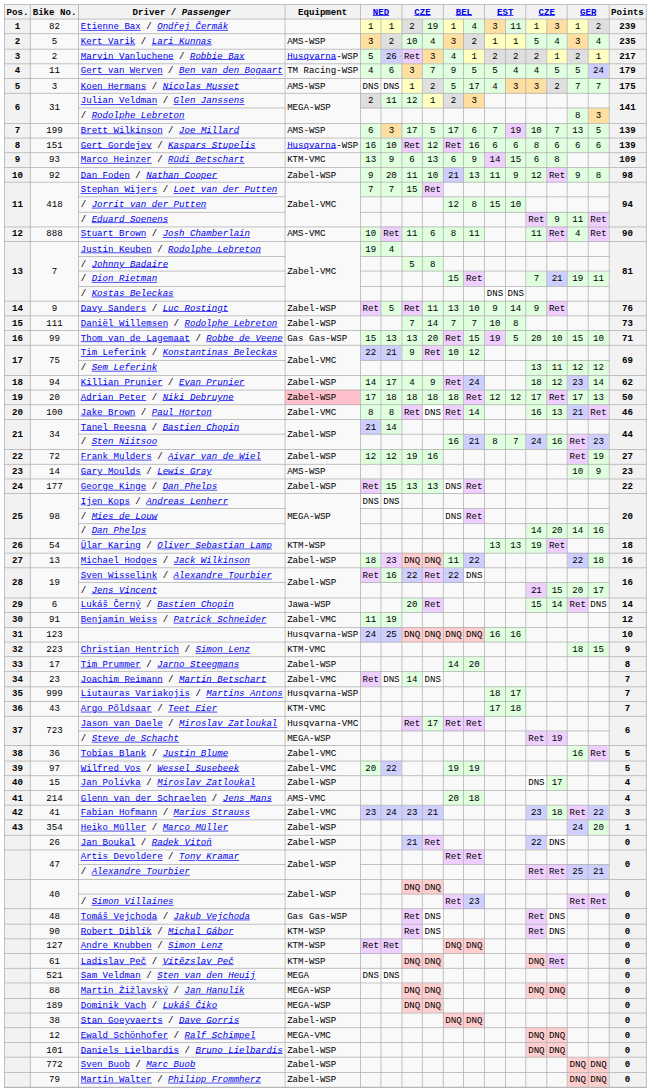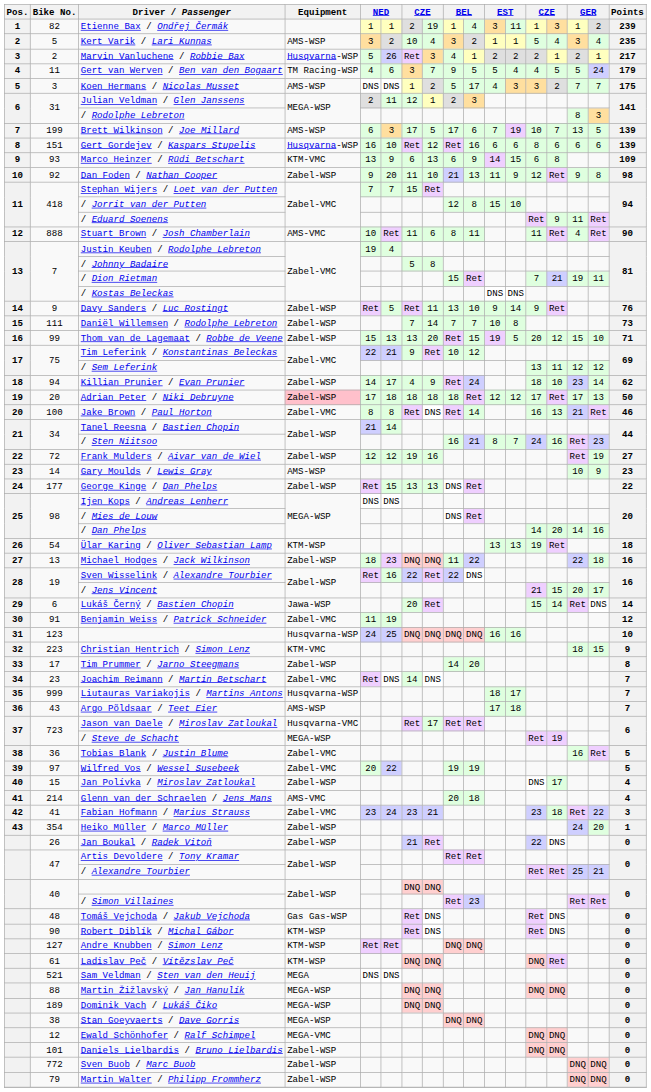(317, 338) Gas Gas-WSP -> (312, 338) Zabel-WSP
(557, 338) 10 -> (557, 338) 12
(557, 383) 12 -> (557, 383) 10
(306, 709) KTM-VMC -> (306, 709) AMS-WSP
(312, 1020) Zabel-WSP -> (309, 1020) MEGA-WSP
